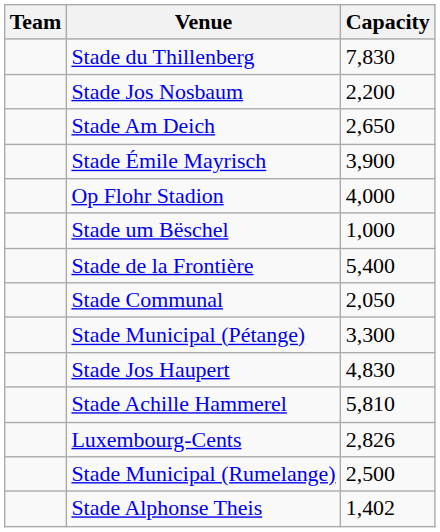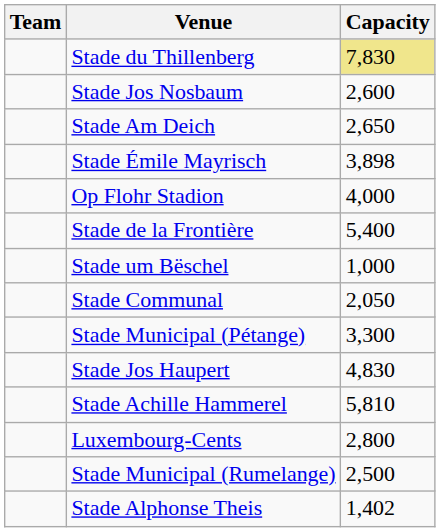(370, 56) no background -> (370, 56) khaki background
(370, 91) 2,200 -> (370, 91) 2,600
(370, 160) 3,900 -> (370, 160) 3,898
rows swapped: (162, 265) <-> (150, 230)
(370, 439) 2,826 -> (370, 439) 2,800
